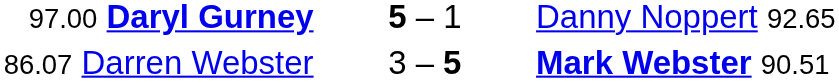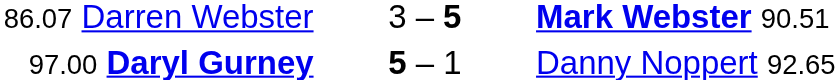rows swapped: (171, 17) <-> (159, 62)
